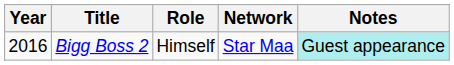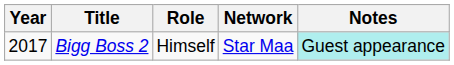(28, 45) 2016 -> (28, 45) 2017
